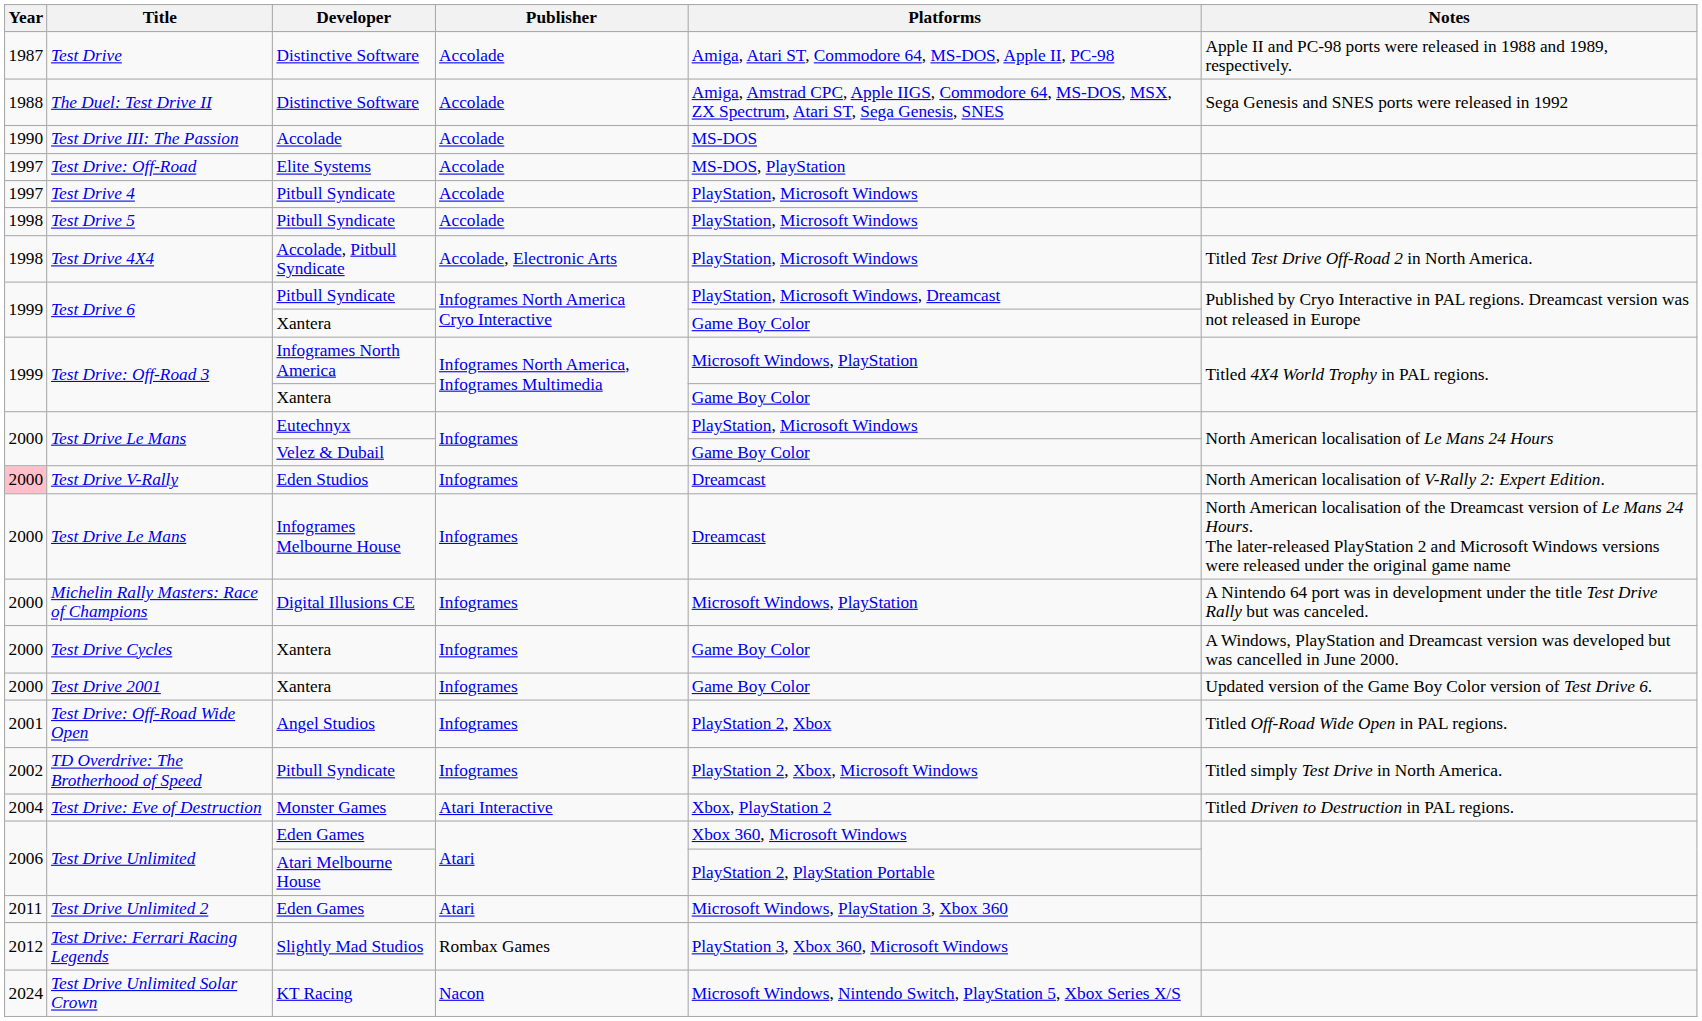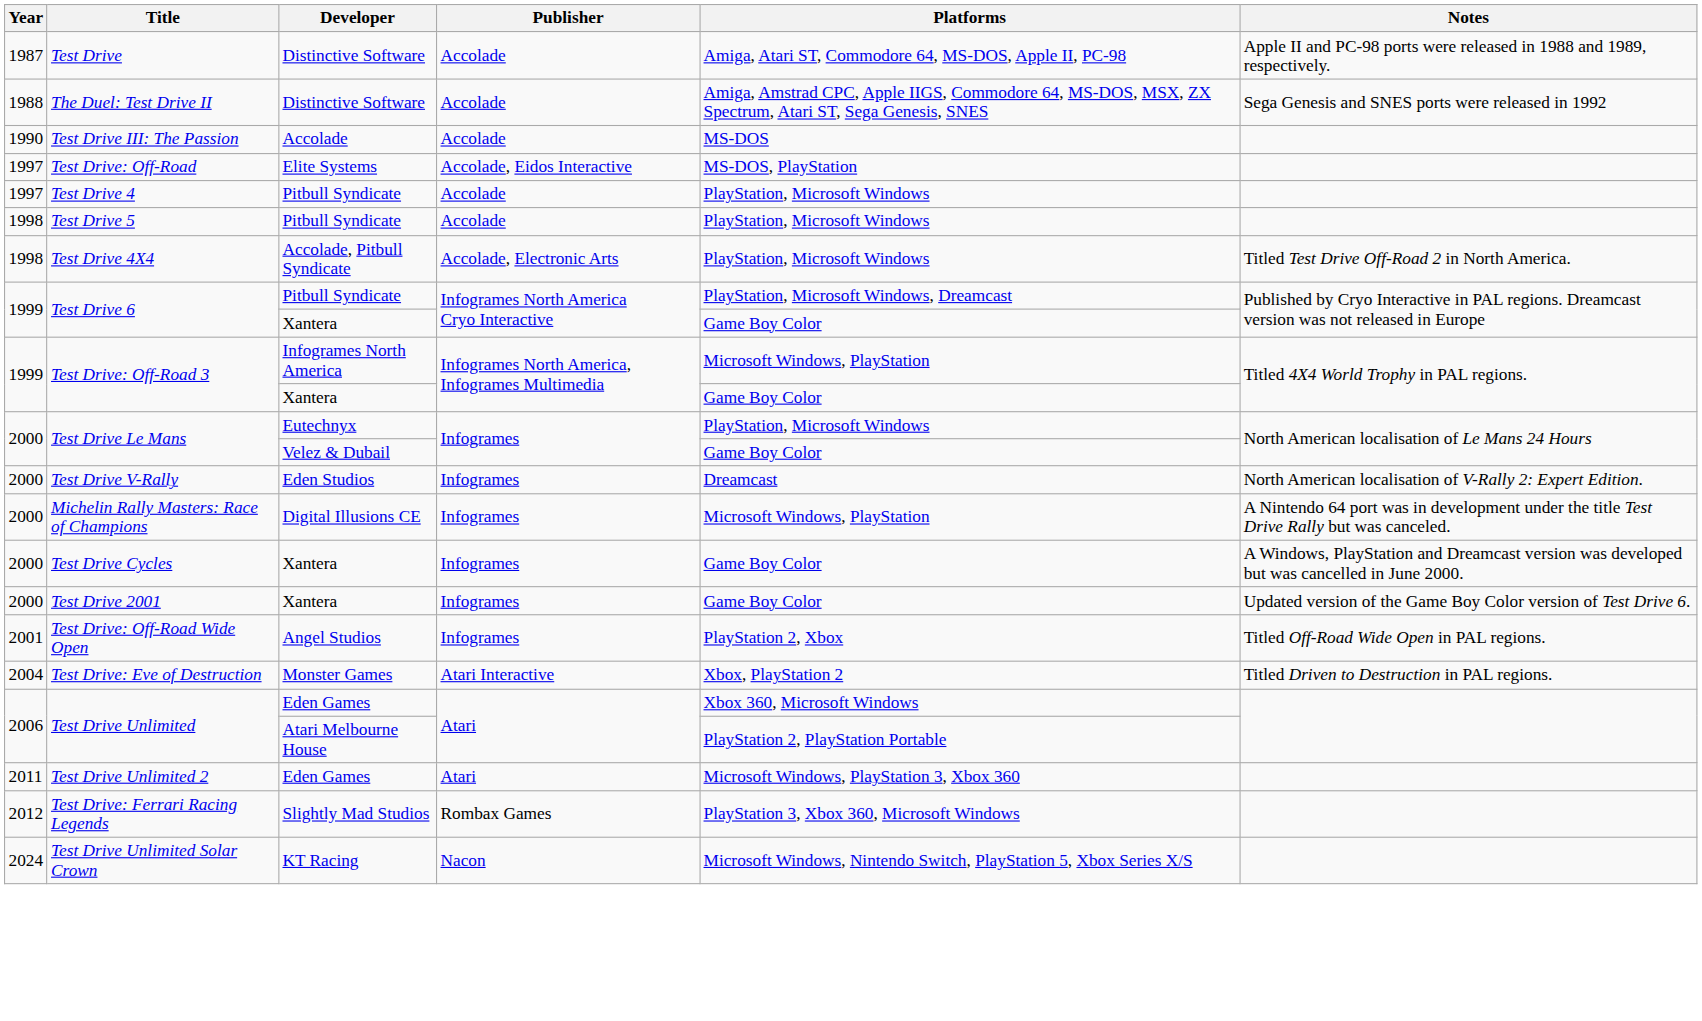(472, 166) Accolade -> (536, 166) Accolade, Eidos Interactive
(26, 479) pink background -> (26, 479) no background
- row: (119, 536)
- row: (126, 770)
